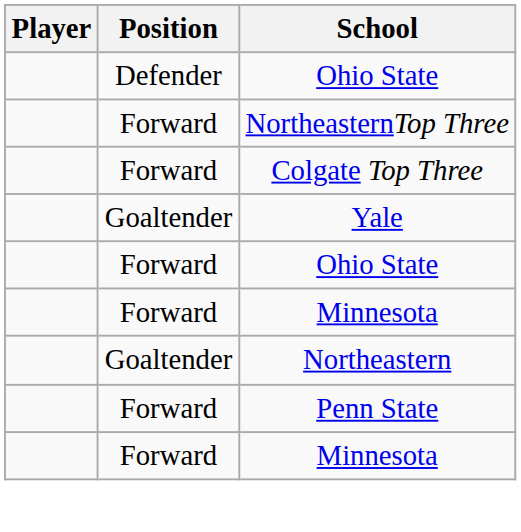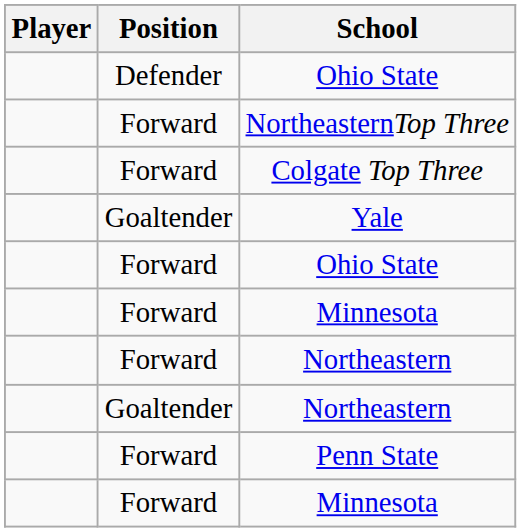+ row: (168, 359)
